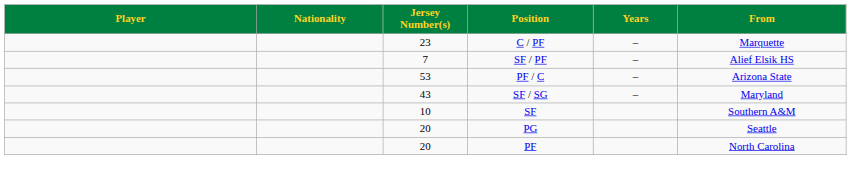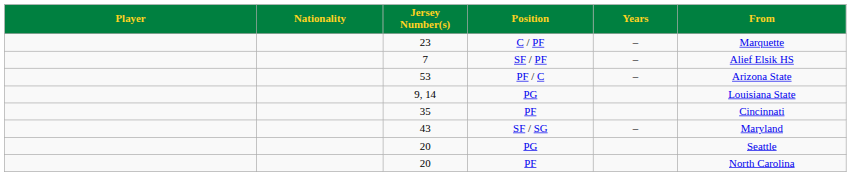+ row: (425, 94)
+ row: (425, 111)
- row: (425, 111)
